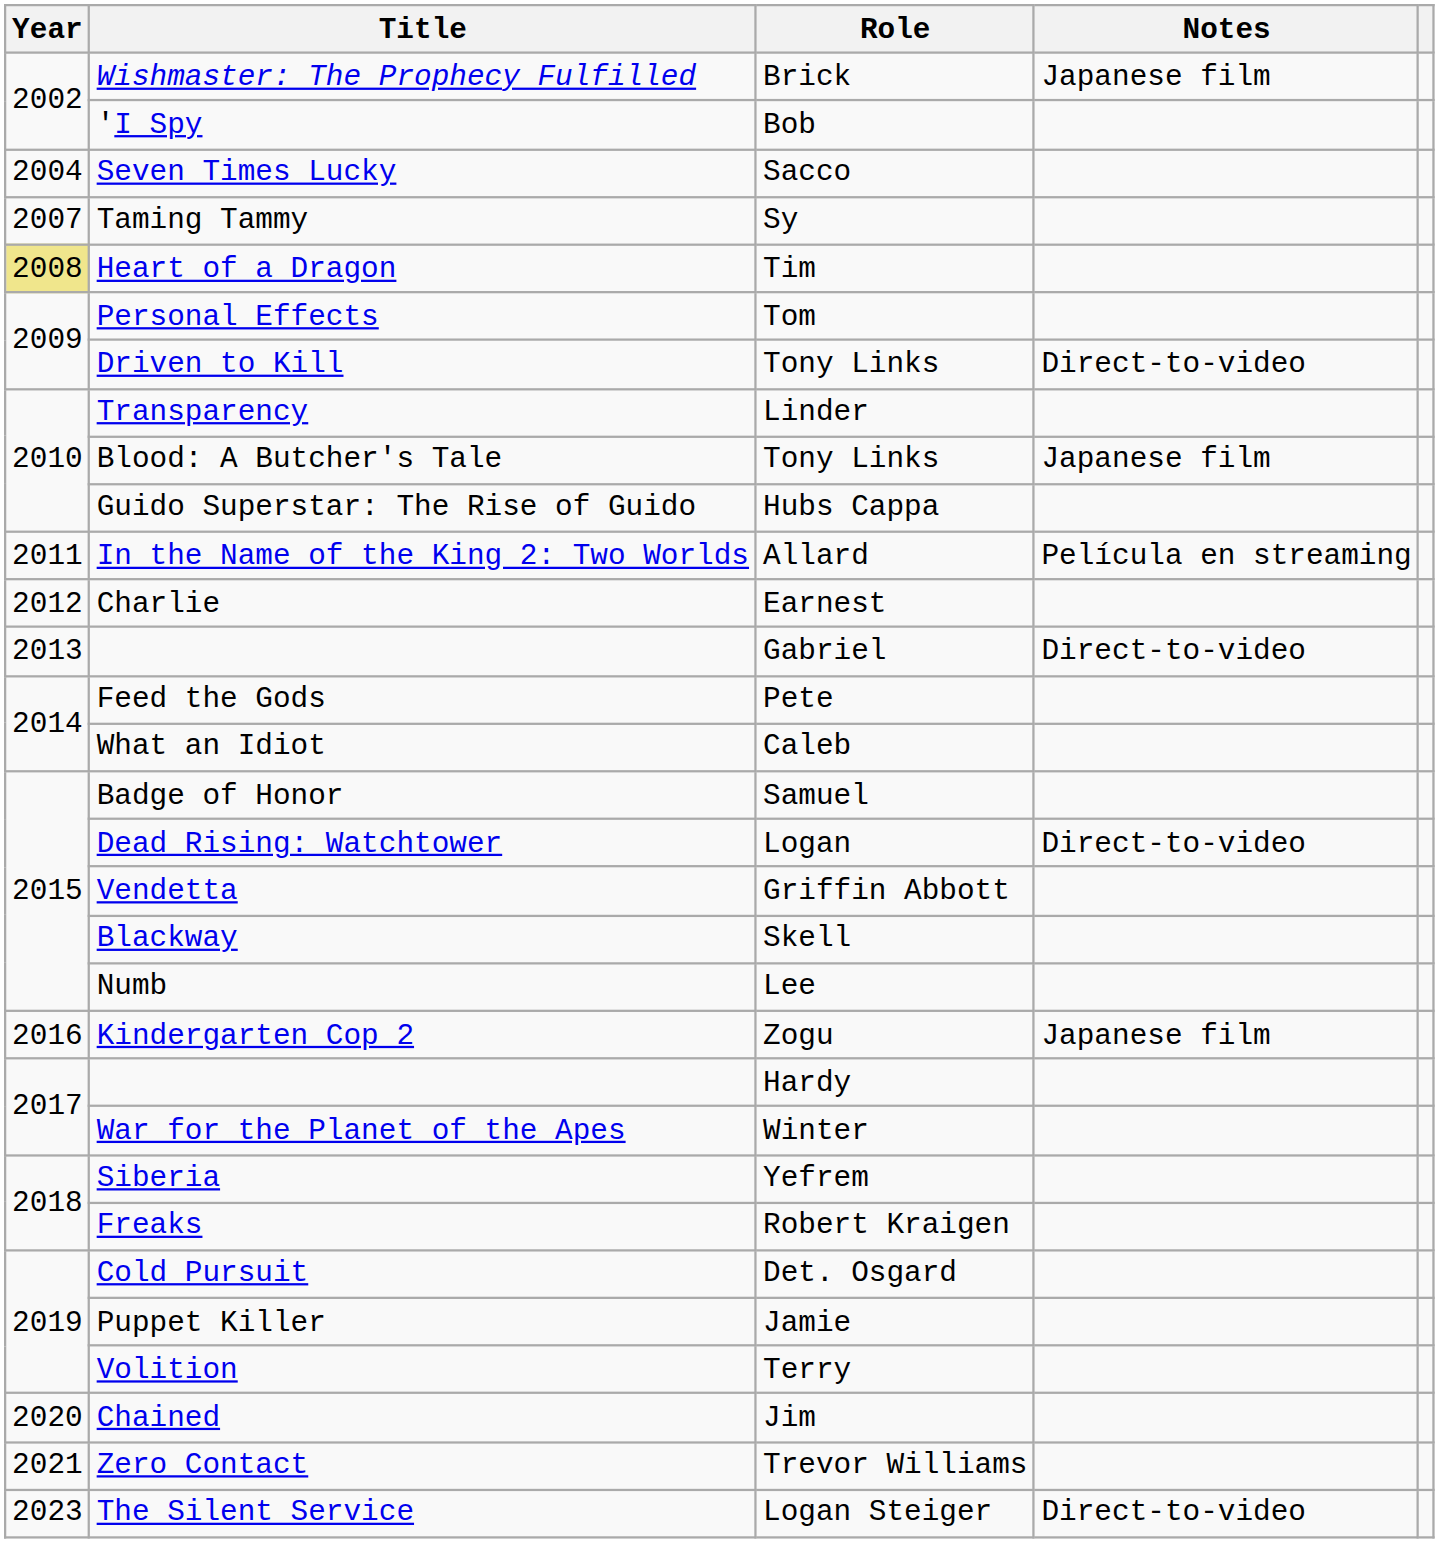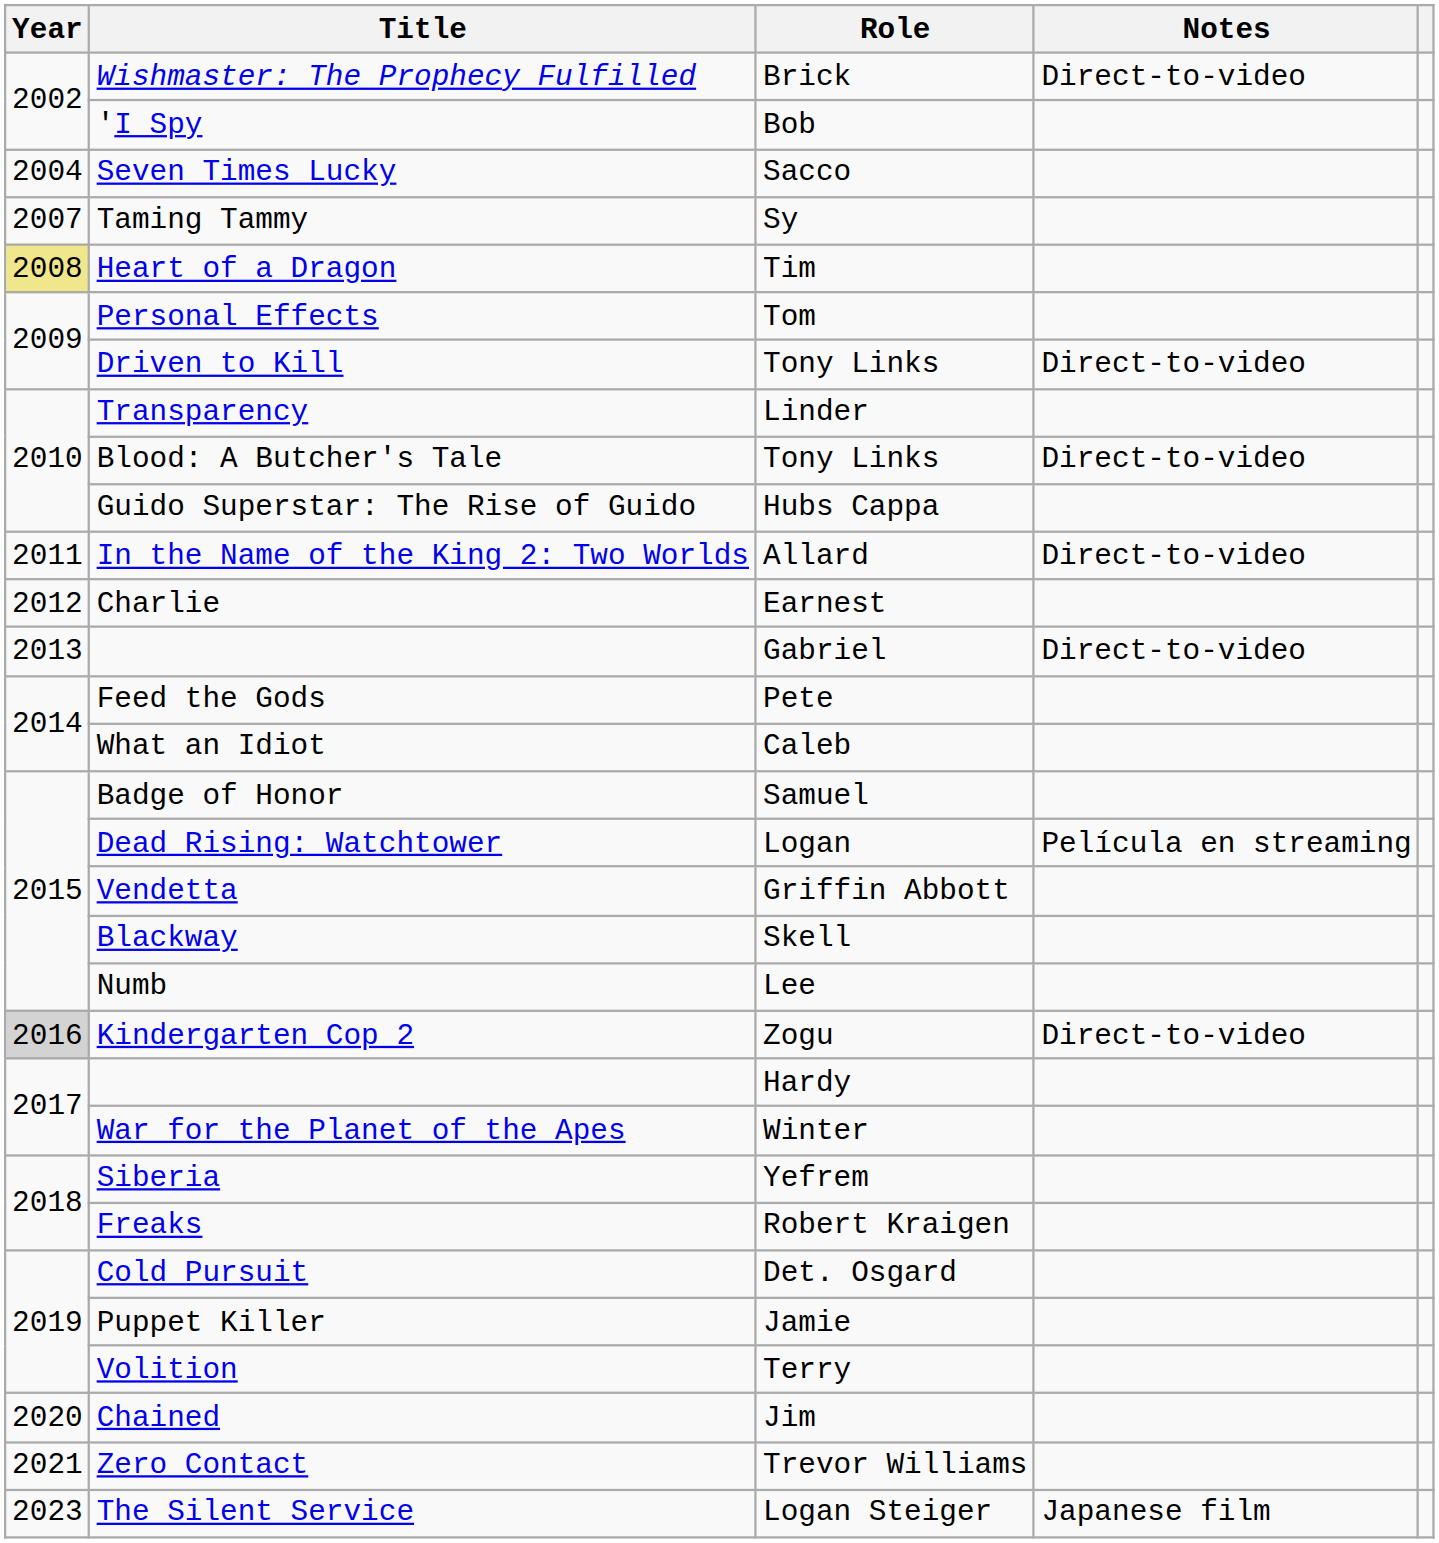(1156, 77) Japanese film -> (1174, 77) Direct-to-video
(1156, 460) Japanese film -> (1174, 460) Direct-to-video
(1227, 556) Película en streaming -> (1174, 556) Direct-to-video
(1174, 843) Direct-to-video -> (1227, 843) Película en streaming
(47, 1035) no background -> (47, 1035) lightgrey background
(1156, 1035) Japanese film -> (1174, 1035) Direct-to-video
(1174, 1513) Direct-to-video -> (1156, 1513) Japanese film
